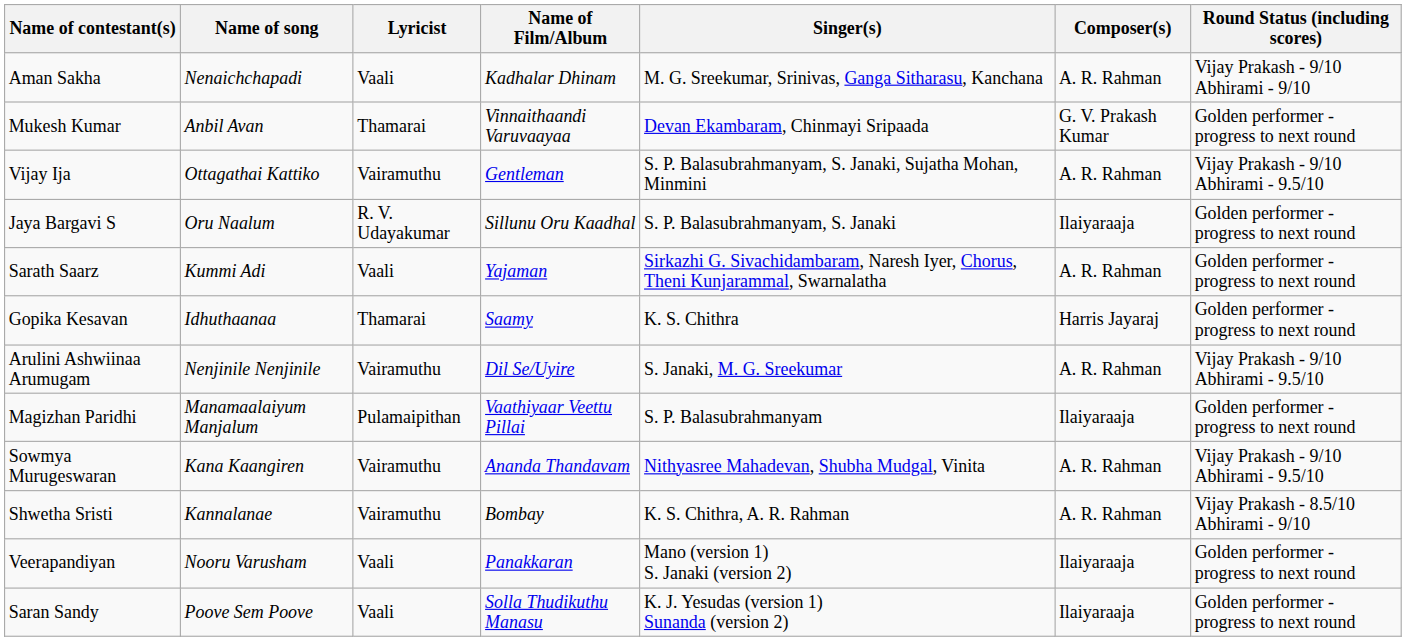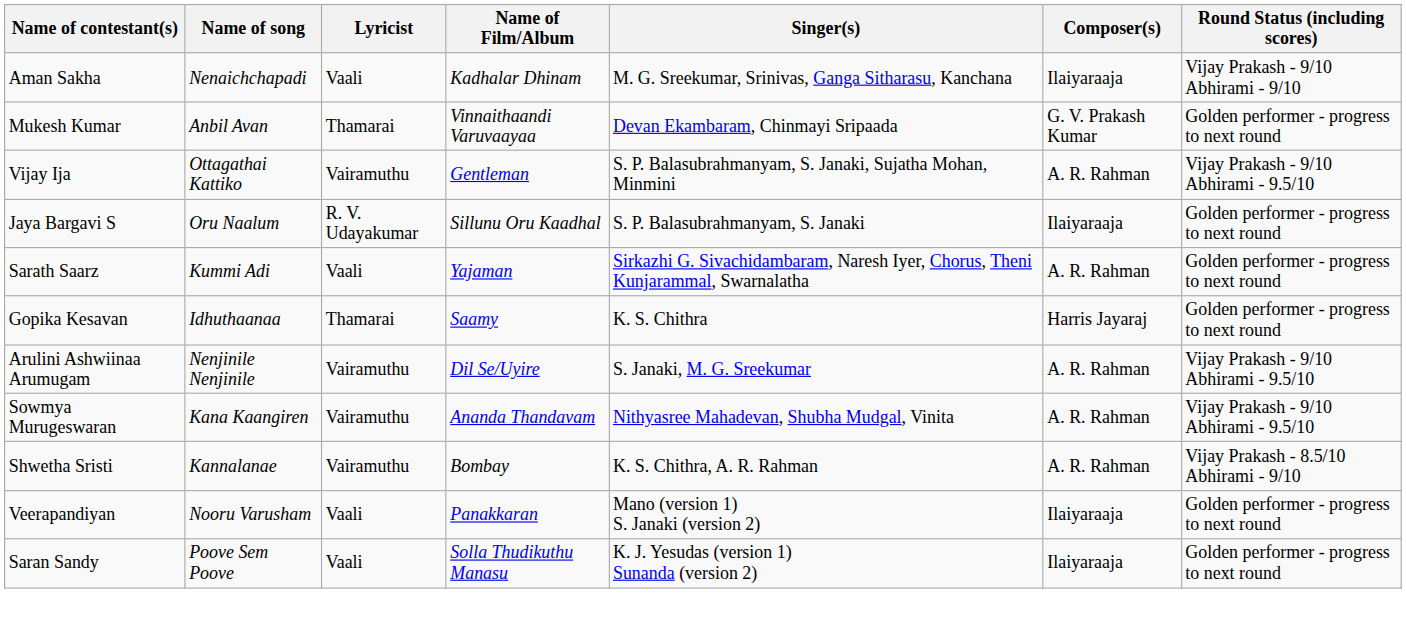(1110, 77) A. R. Rahman -> (1085, 77) Ilaiyaraaja
- row: (73, 417)
